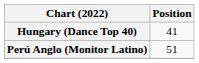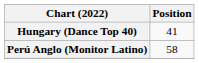(172, 49) 51 -> (172, 49) 58
